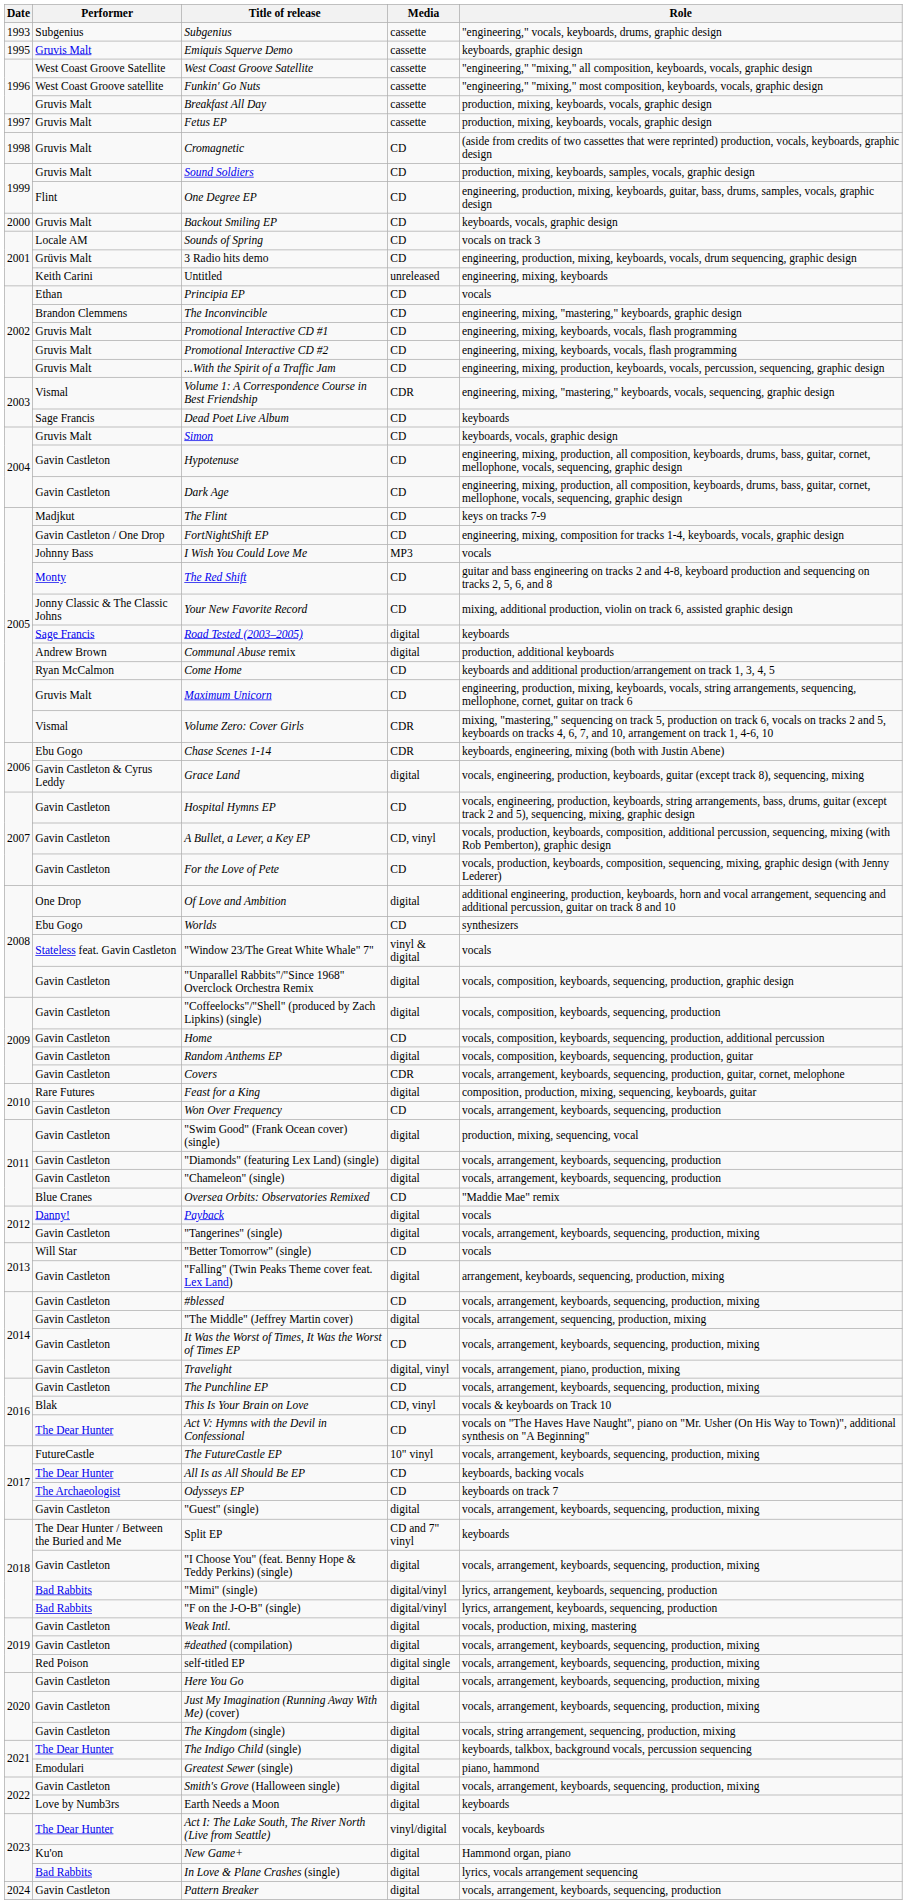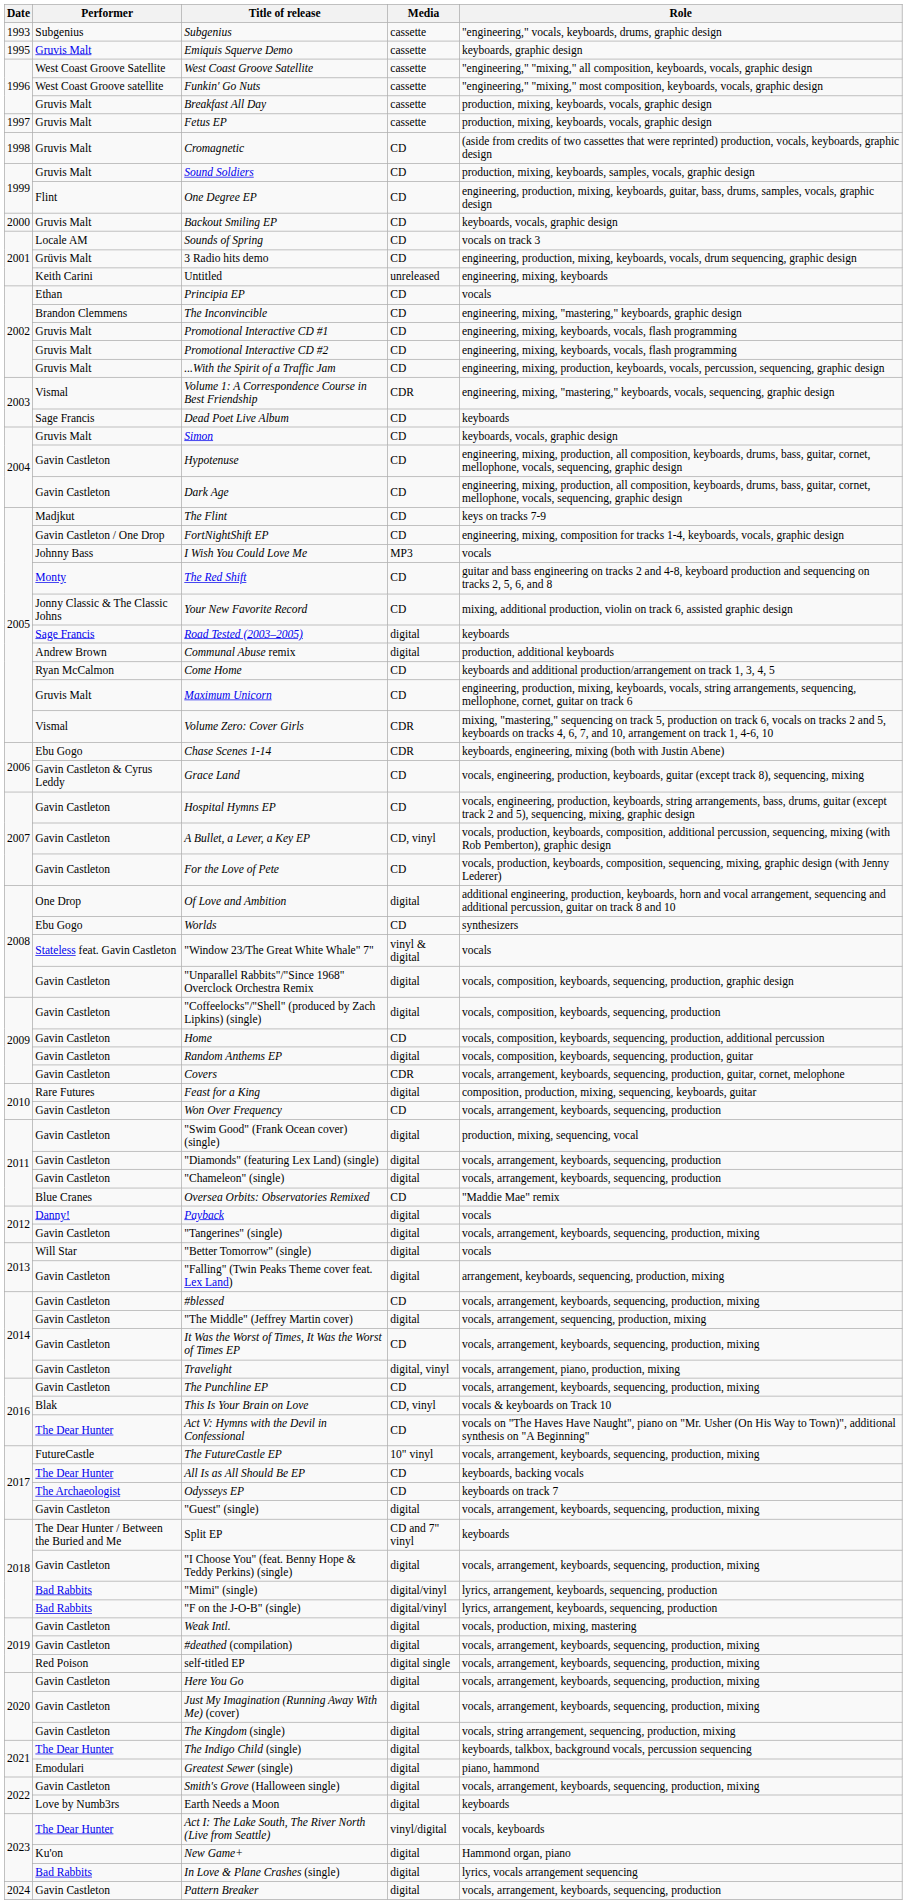(405, 776) digital -> (398, 776) CD
(398, 1251) CD -> (405, 1251) digital
